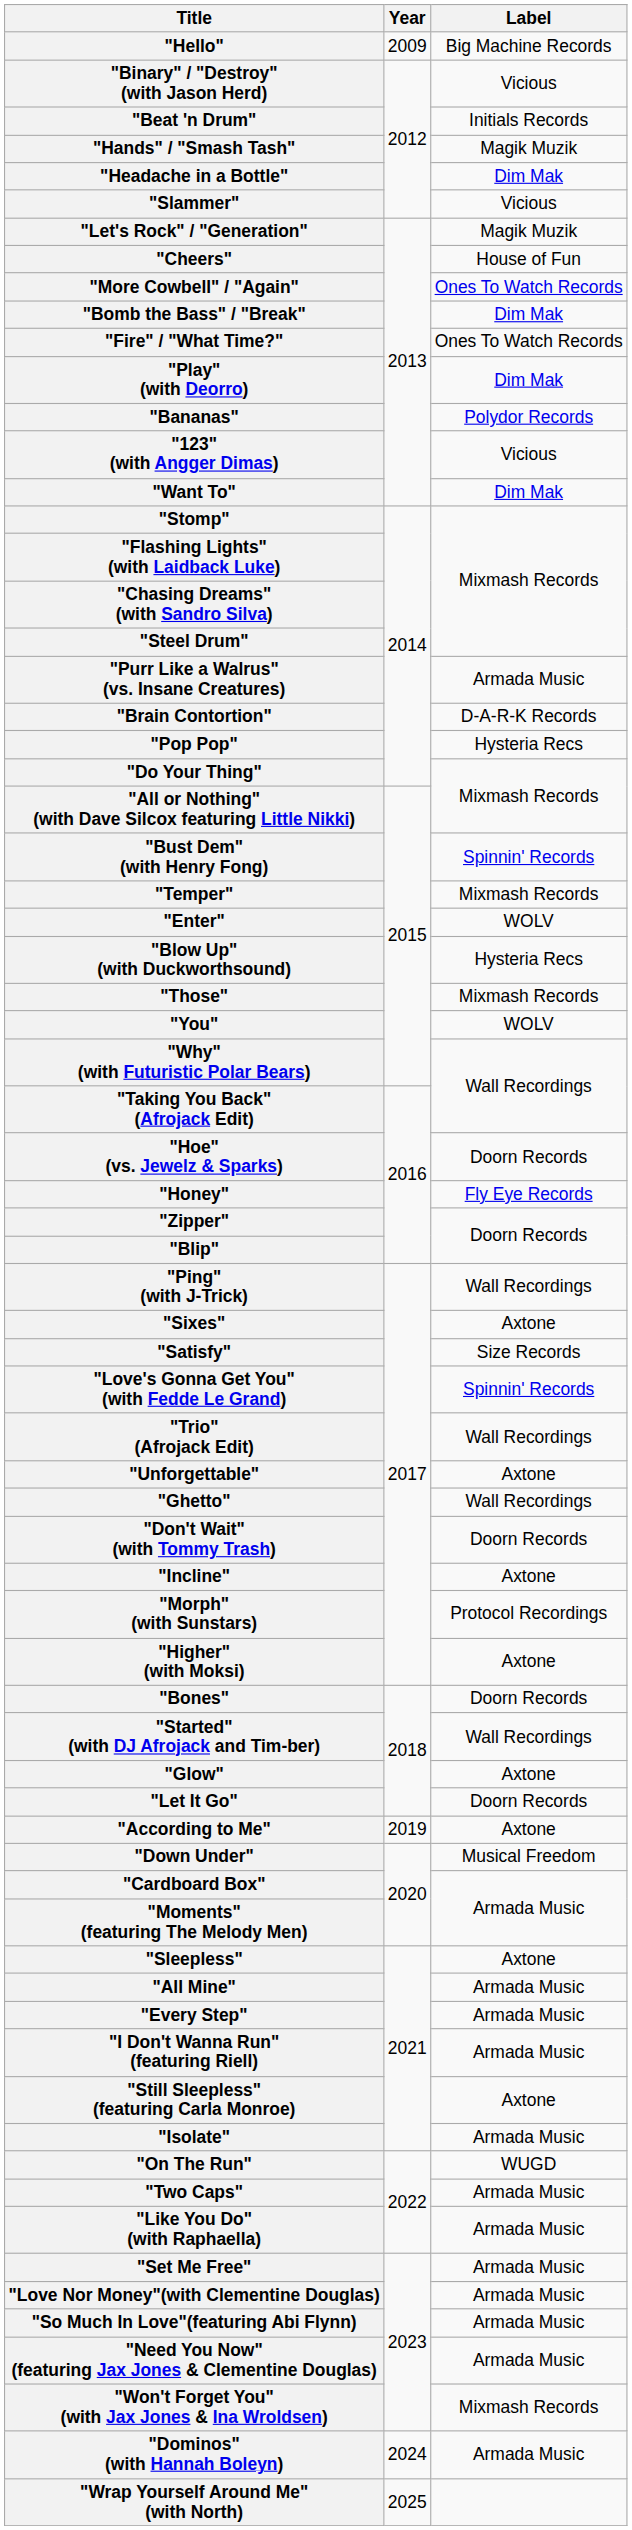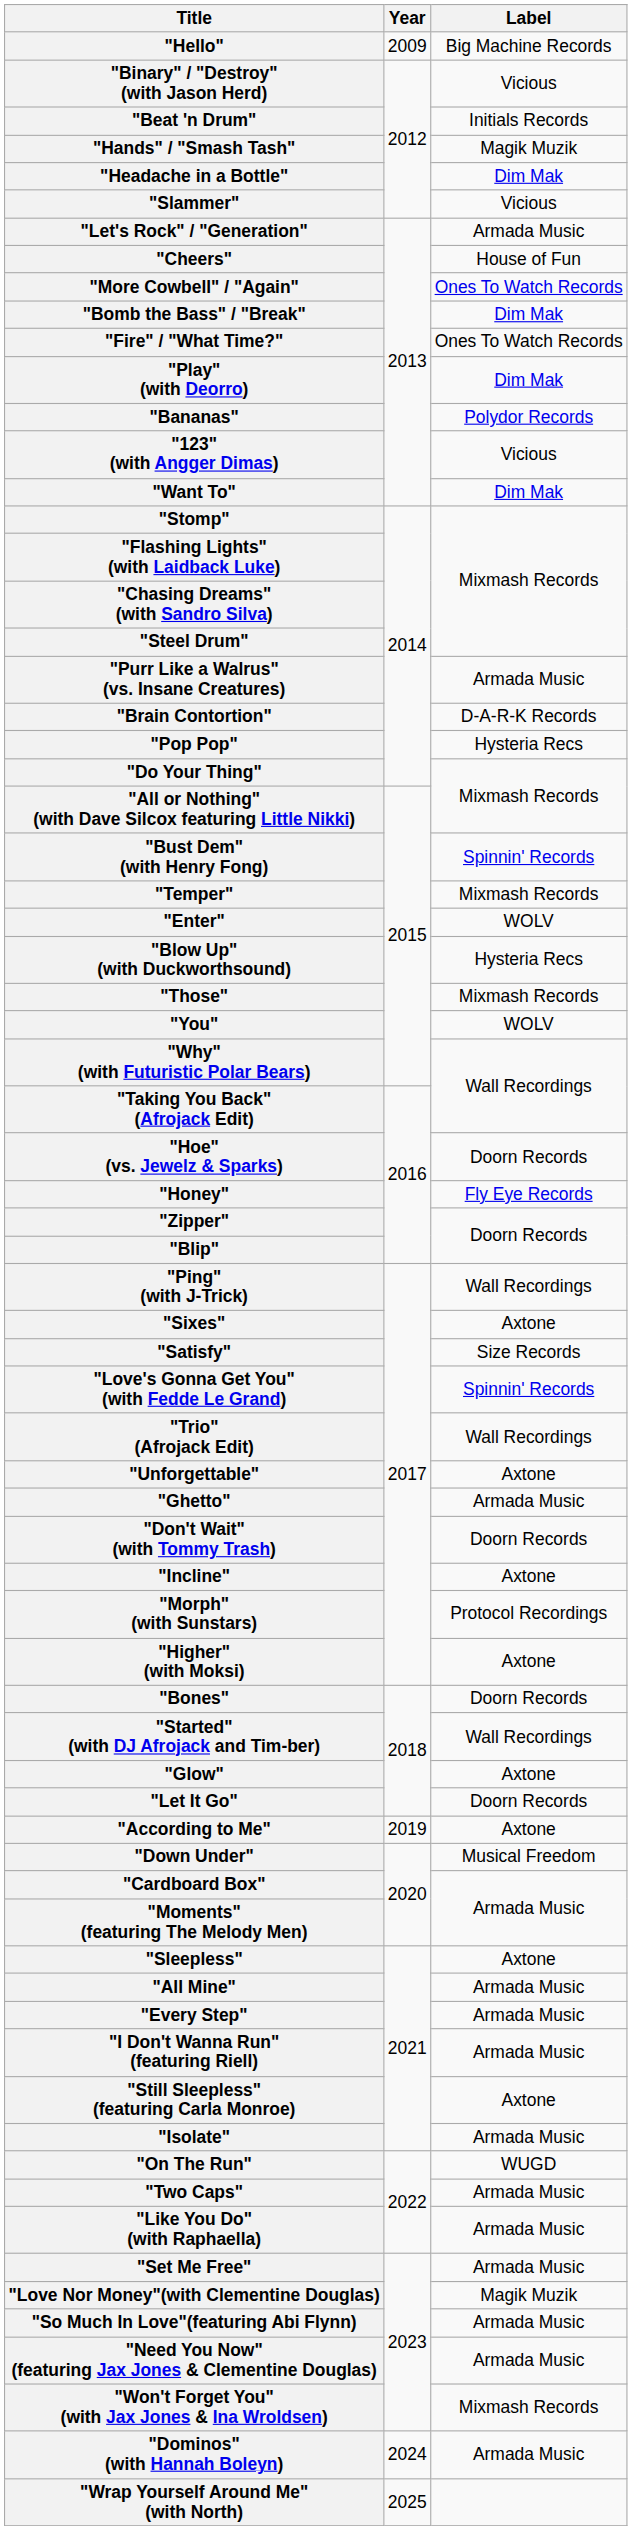(529, 231) Magik Muzik -> (529, 231) Armada Music
(529, 1501) Wall Recordings -> (529, 1501) Armada Music
(529, 2295) Armada Music -> (529, 2295) Magik Muzik
